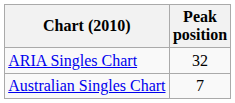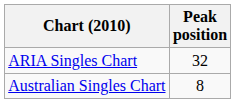(200, 85) 7 -> (200, 85) 8
